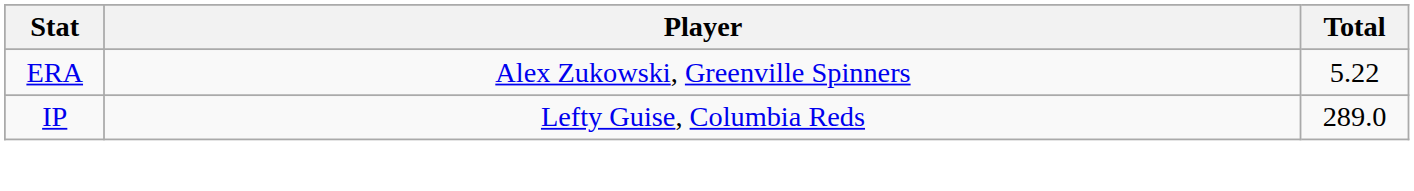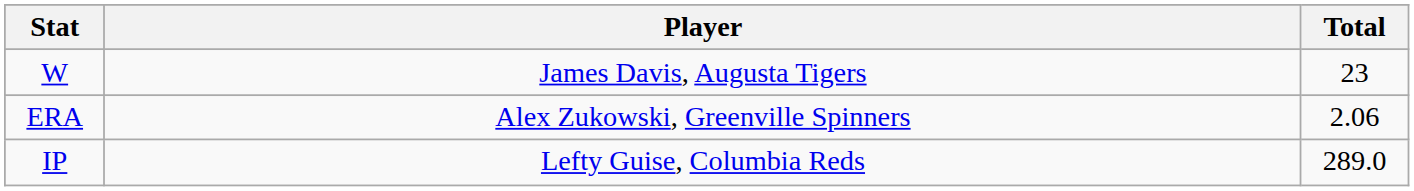+ row: (55, 71)
(1355, 71) 5.22 -> (1355, 116) 2.06
